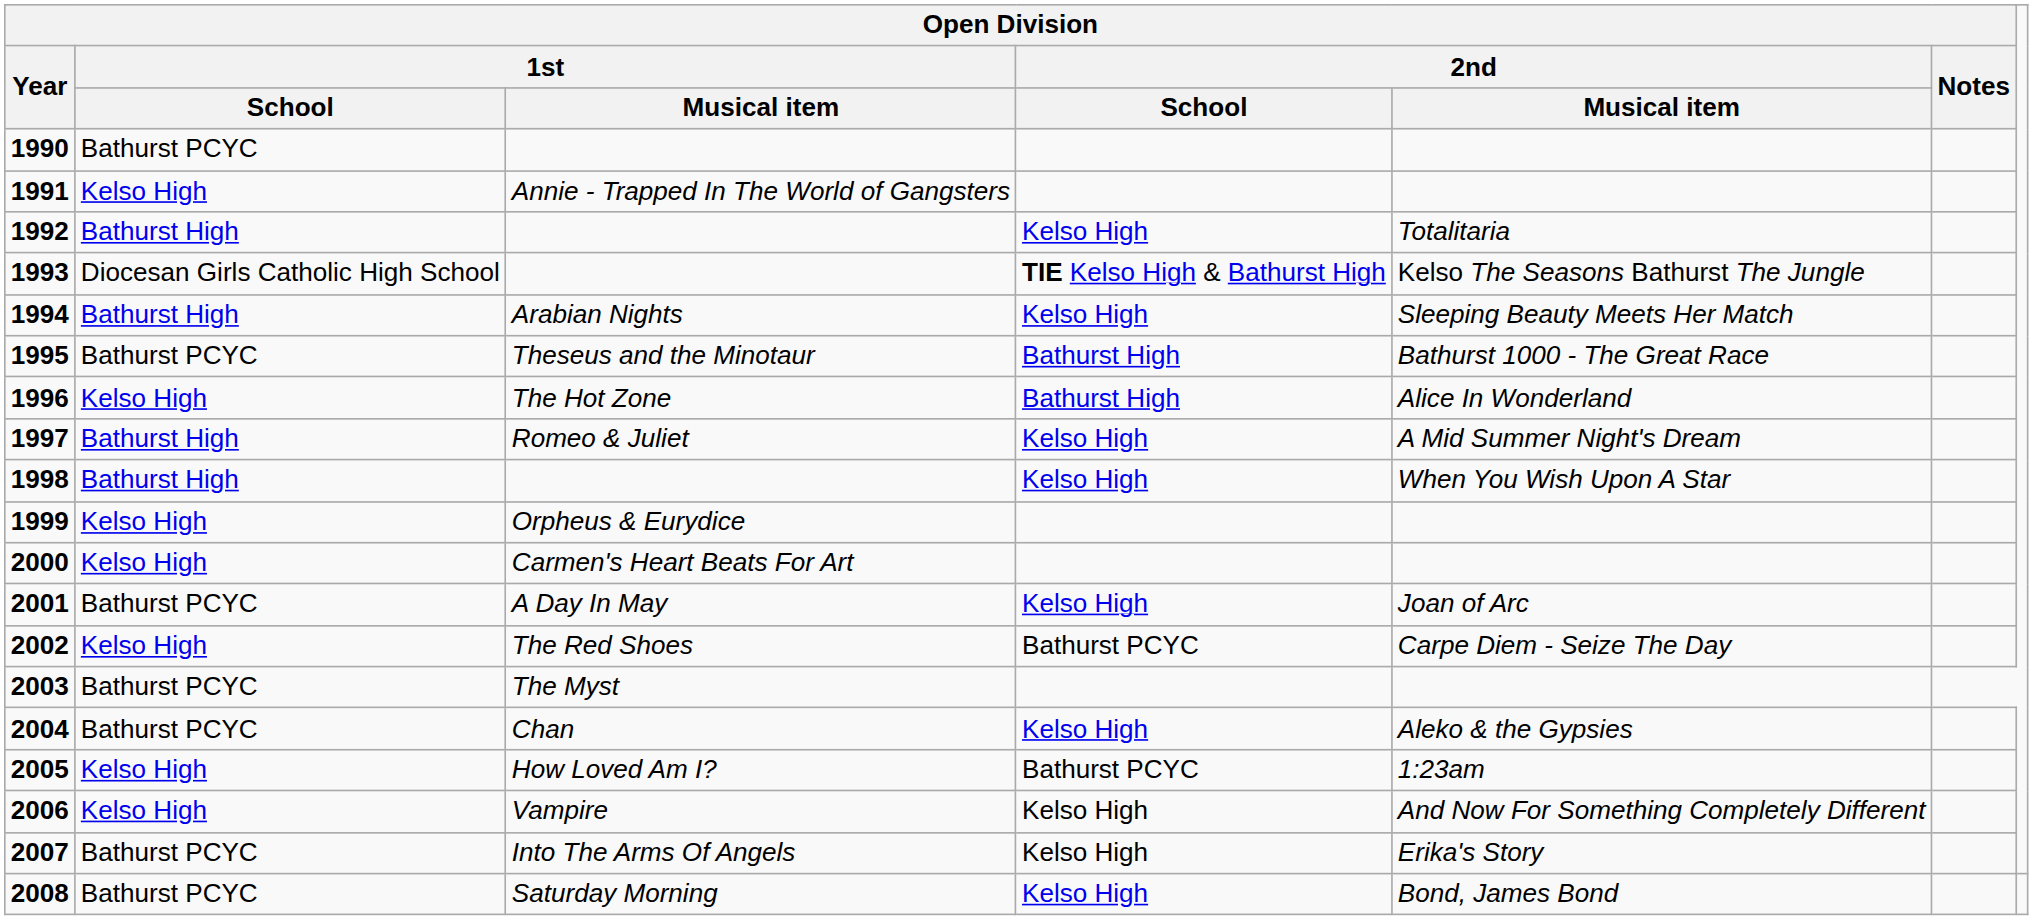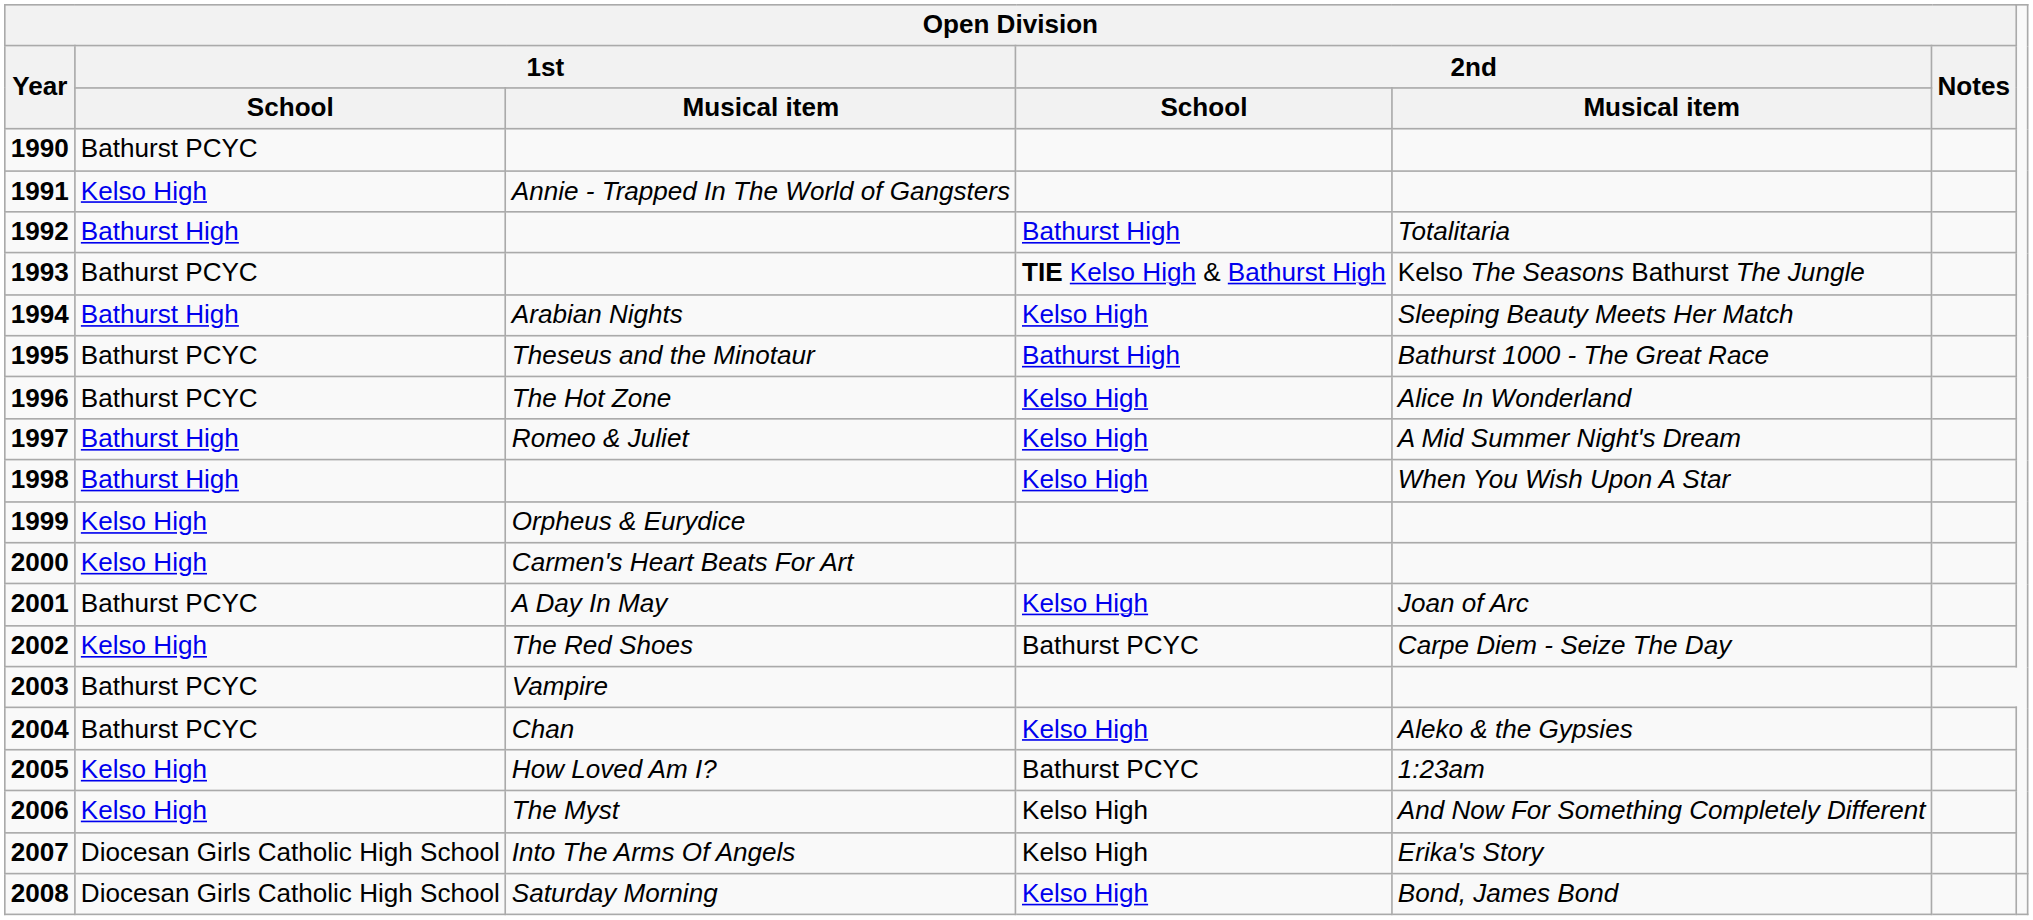(1085, 231) Kelso High -> (1101, 231) Bathurst High
(290, 273) Diocesan Girls Catholic High School -> (169, 273) Bathurst PCYC
(144, 397) Kelso High -> (169, 397) Bathurst PCYC
(1101, 397) Bathurst High -> (1085, 397) Kelso High
(565, 686) The Myst -> (560, 686) Vampire
(560, 811) Vampire -> (565, 811) The Myst
(169, 852) Bathurst PCYC -> (290, 852) Diocesan Girls Catholic High School
(169, 893) Bathurst PCYC -> (290, 893) Diocesan Girls Catholic High School
